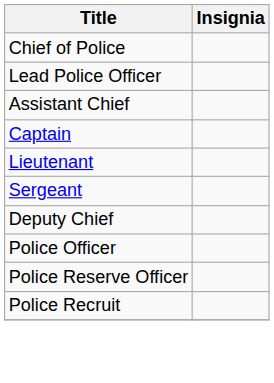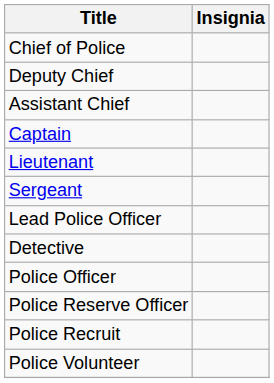rows swapped: (61, 219) <-> (85, 76)
+ row: (46, 248)
+ row: (74, 362)
